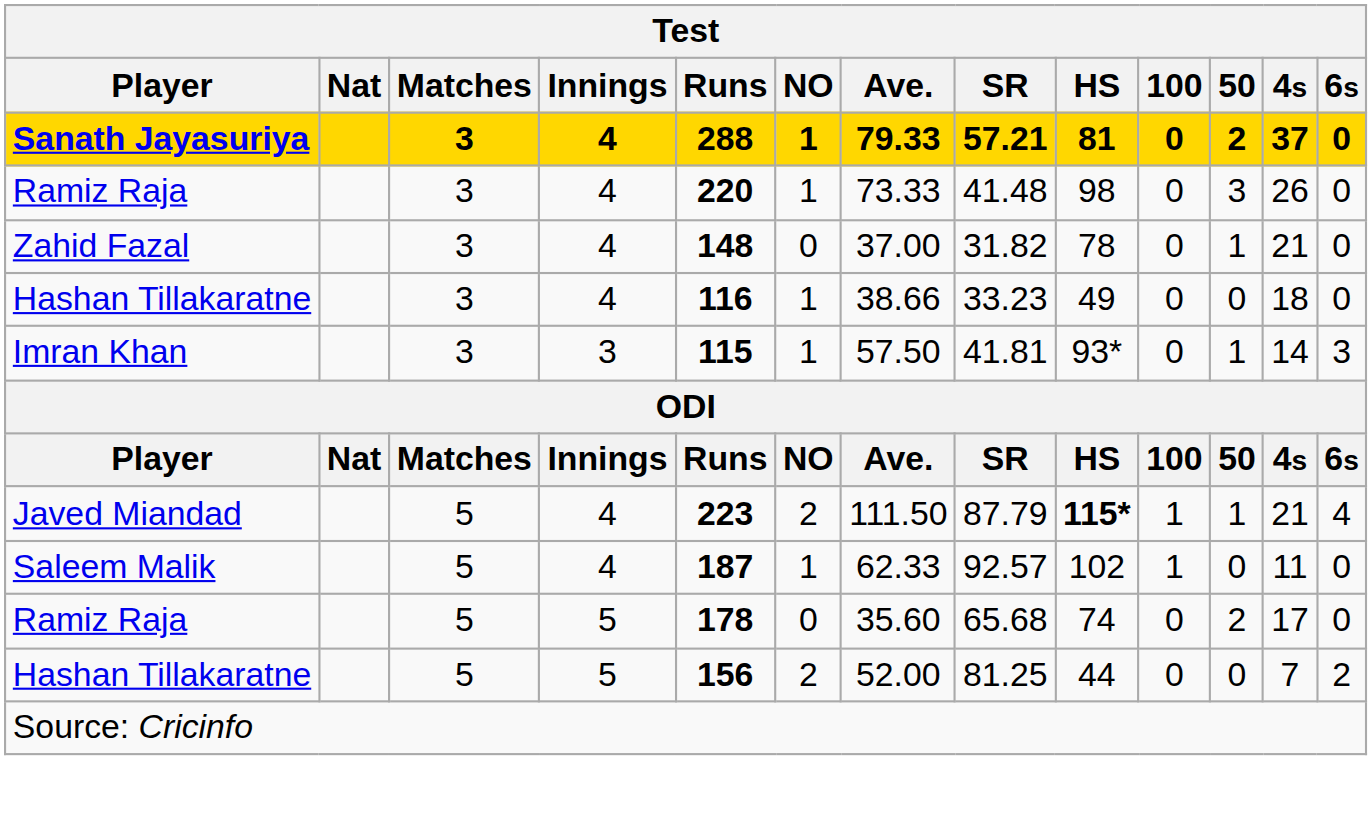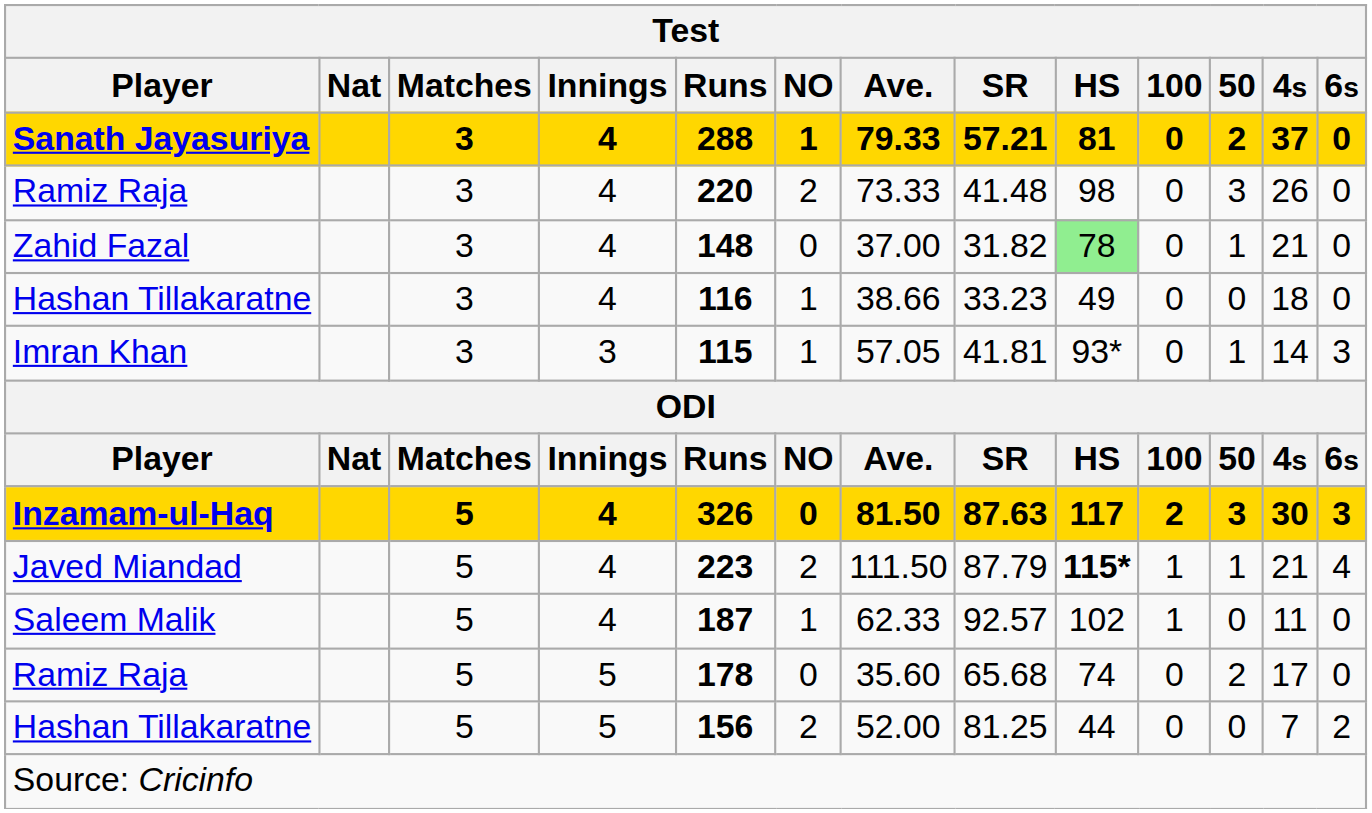(808, 191) 1 -> (808, 191) 2
(1097, 245) no background -> (1097, 245) lightgreen background
(898, 352) 57.50 -> (898, 352) 57.05
+ row: (143, 513)
